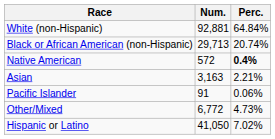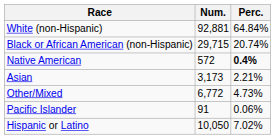(213, 45) 29,713 -> (213, 45) 29,715
(210, 77) 3,163 -> (210, 77) 3,173
rows swapped: (41, 93) <-> (35, 110)
(213, 126) 41,050 -> (213, 126) 10,050
